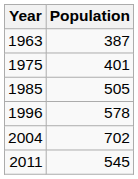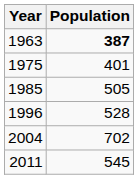(117, 41) normal -> (117, 41) bold
(117, 113) 578 -> (117, 113) 528
